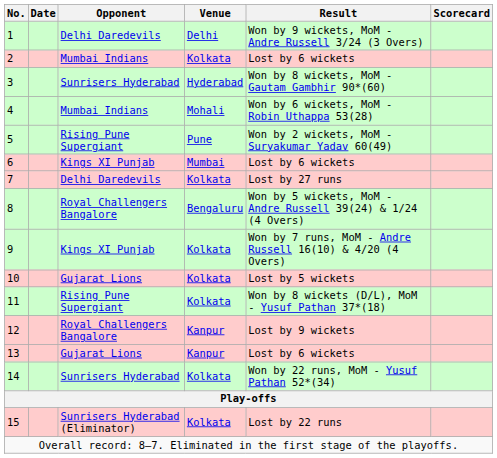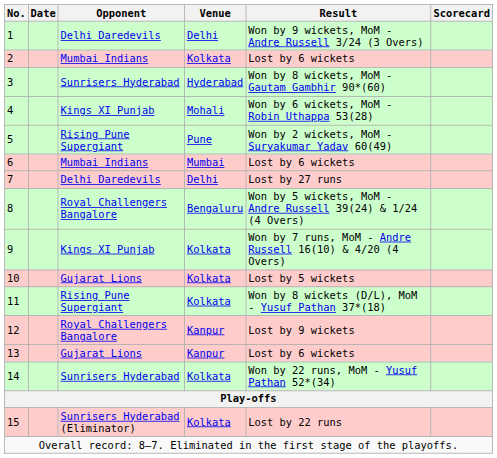(104, 111) Mumbai Indians -> (108, 111) Kings XI Punjab
(108, 163) Kings XI Punjab -> (104, 163) Mumbai Indians
(209, 180) Kolkata -> (203, 180) Delhi
